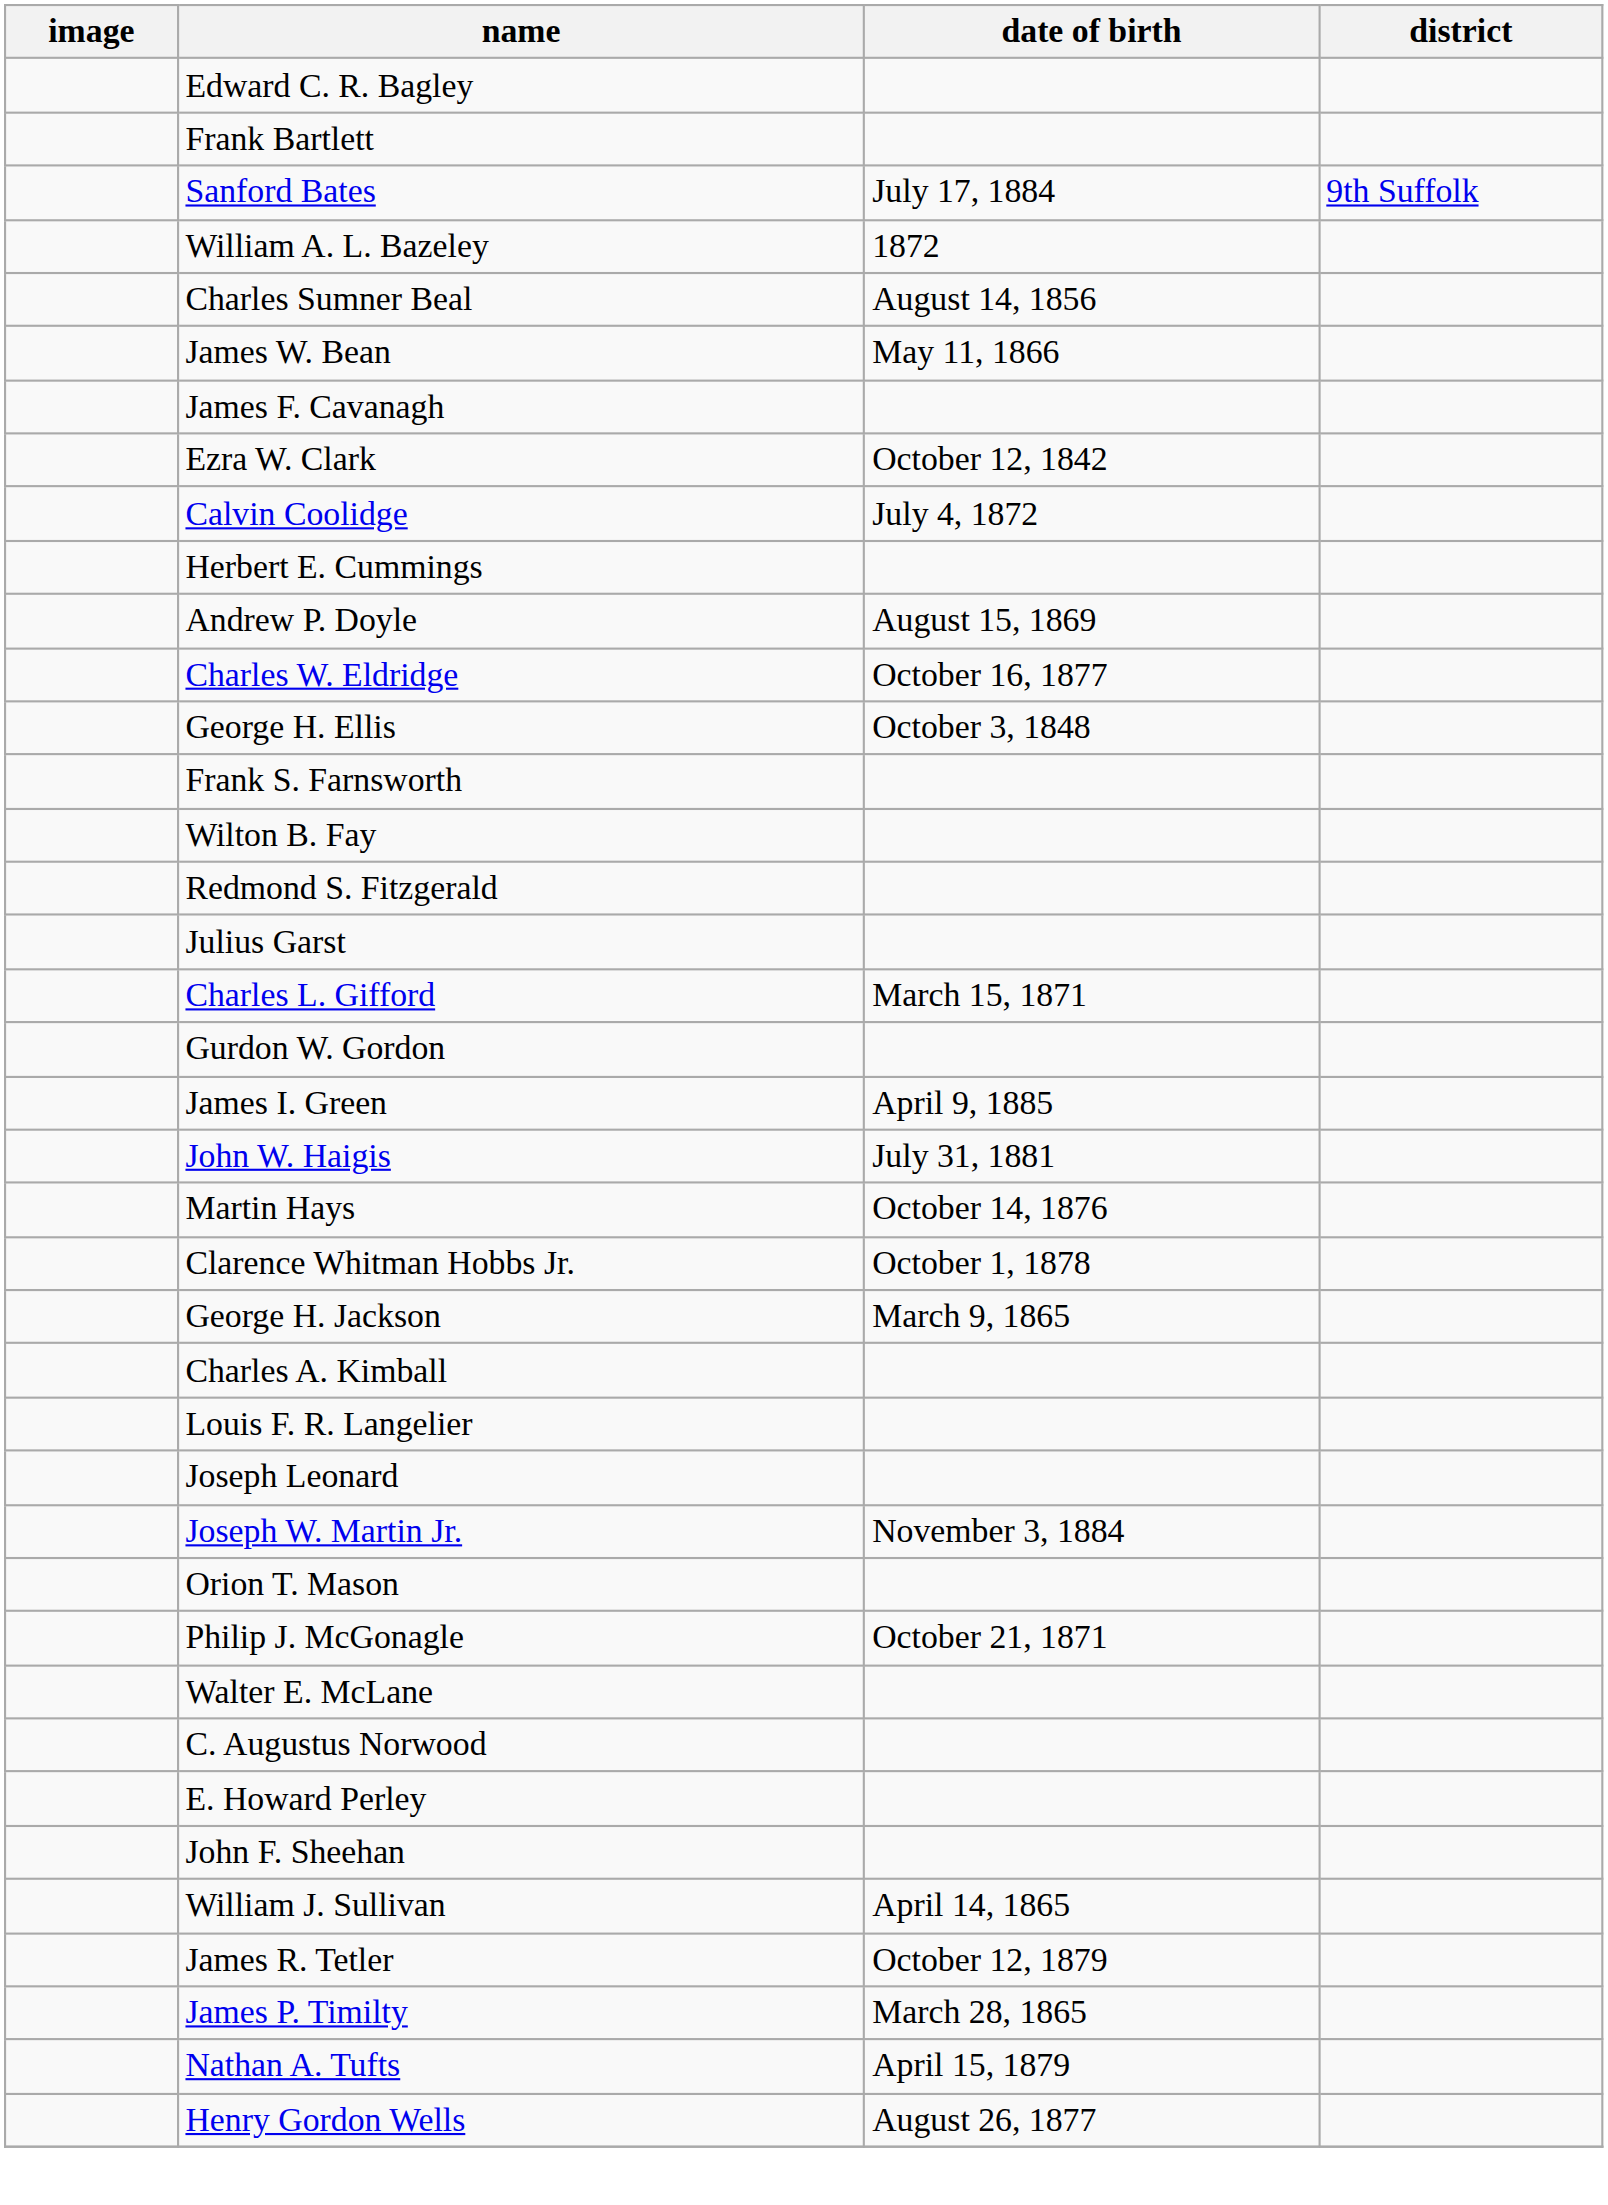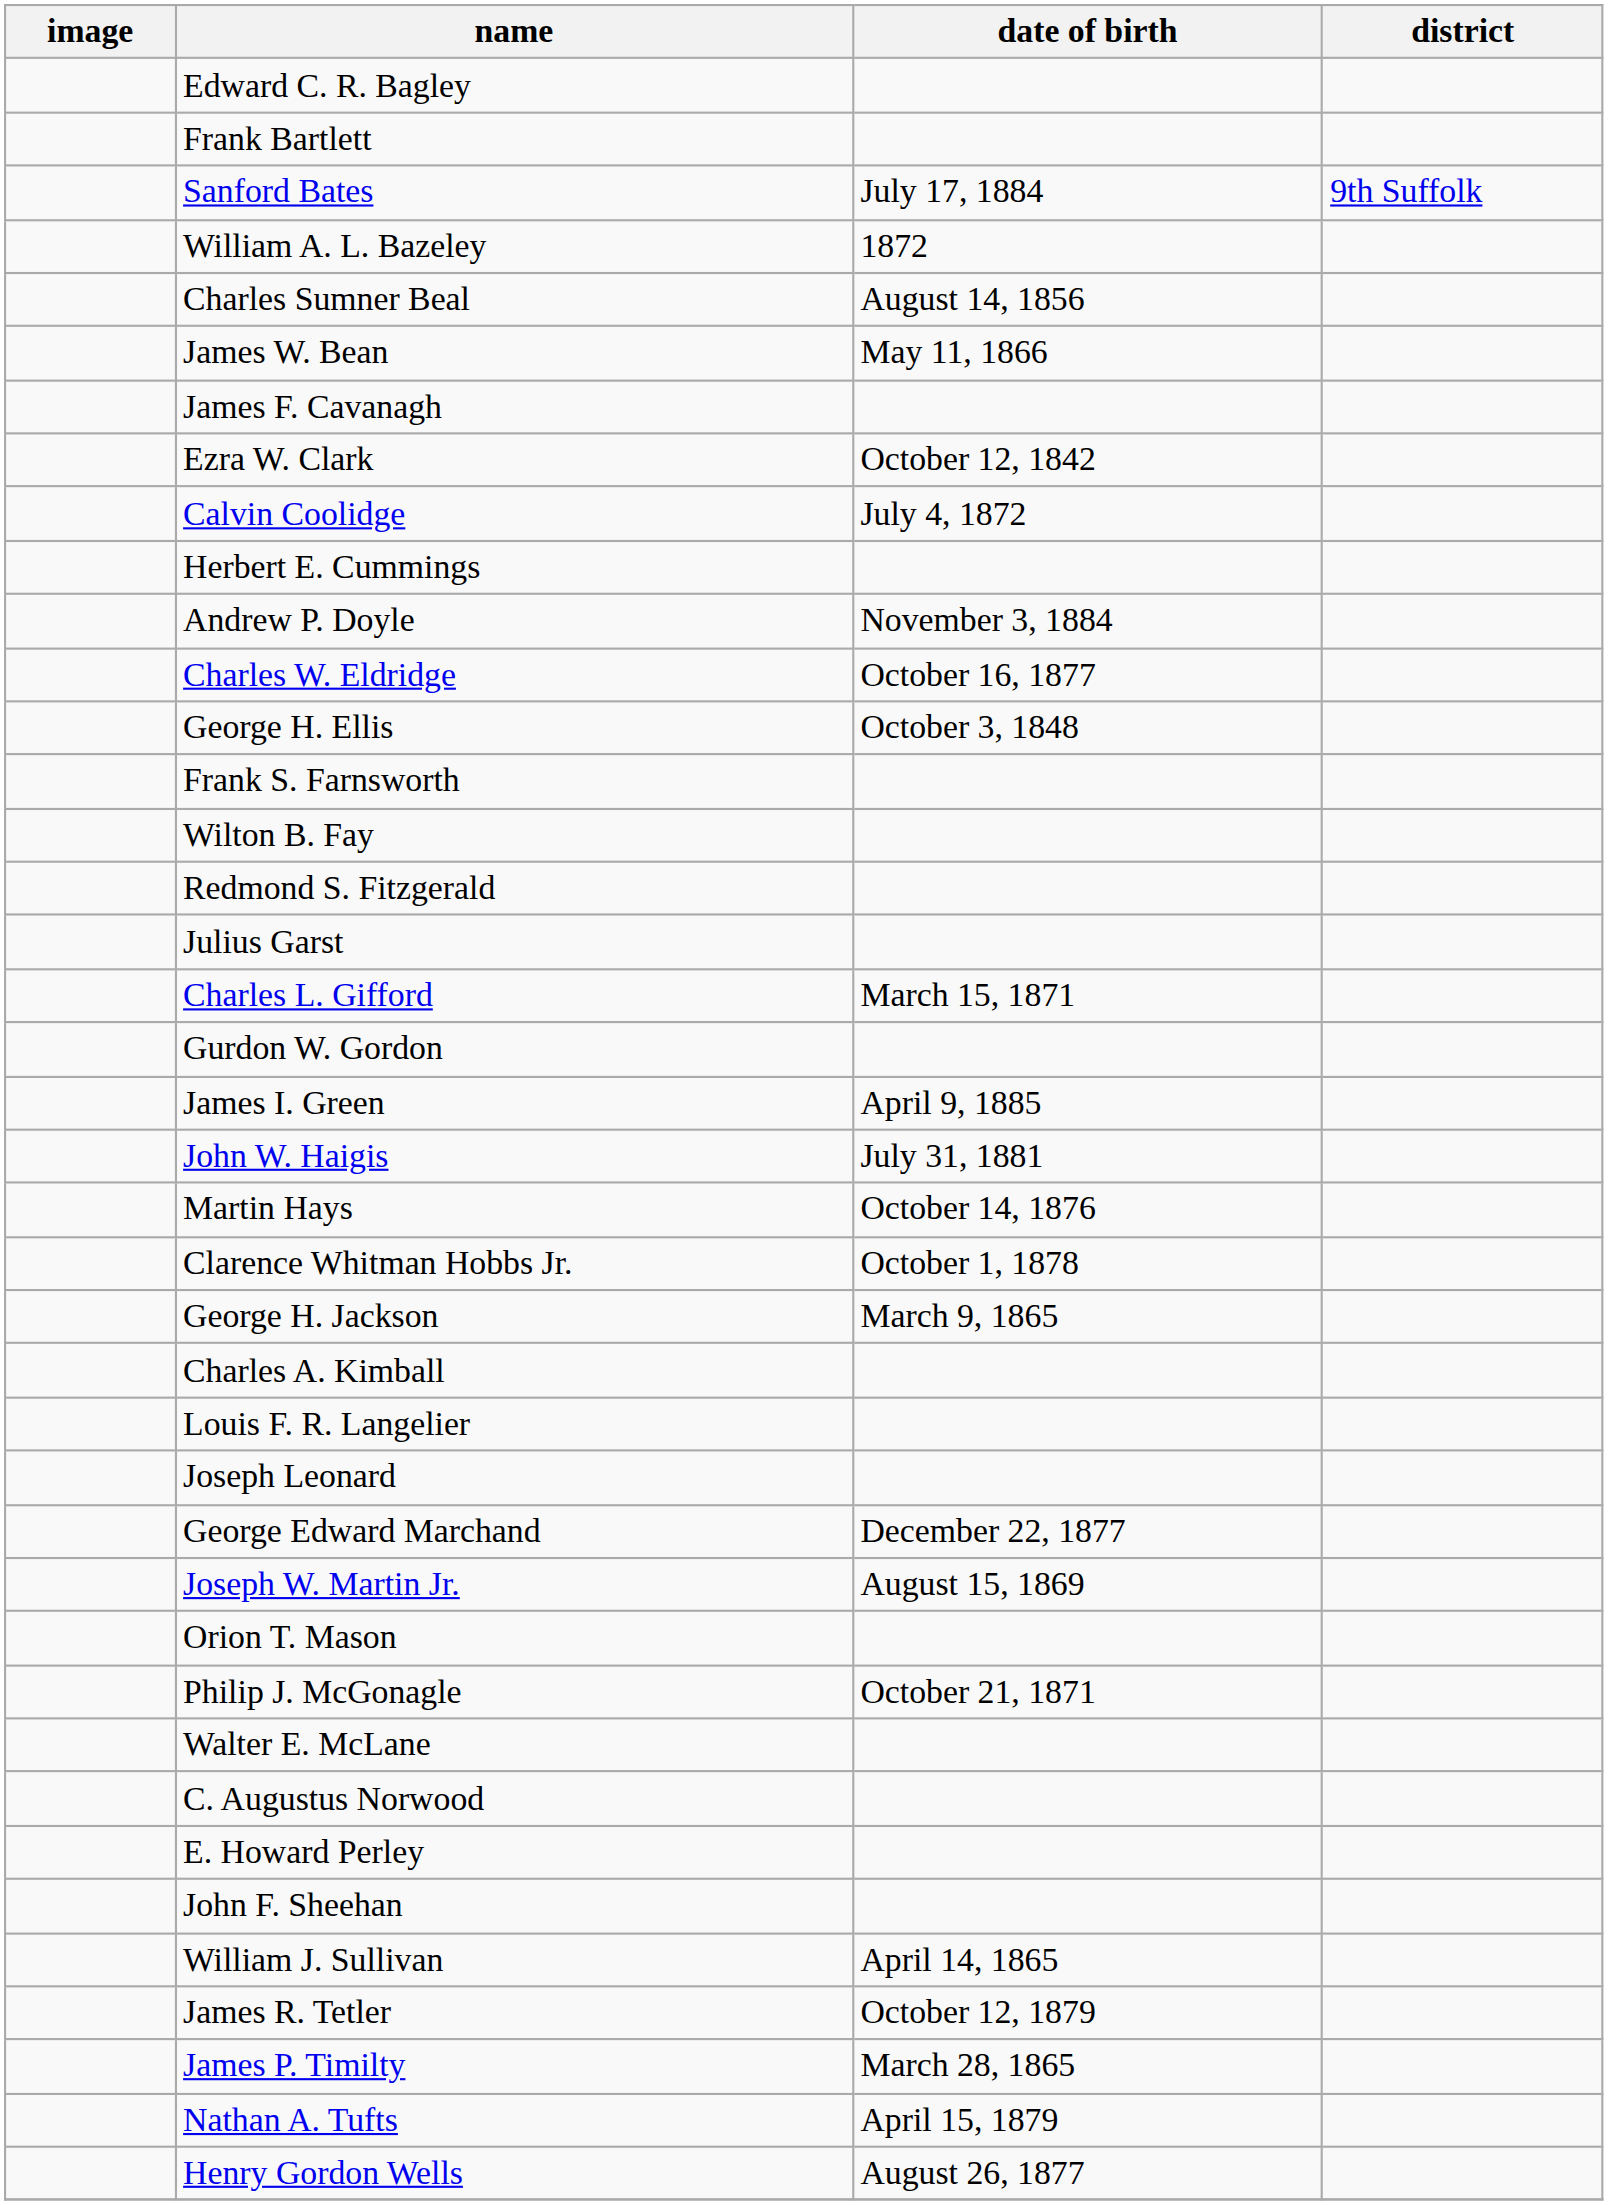(984, 620) August 15, 1869 -> (987, 620) November 3, 1884
+ row: (362, 1530)
(998, 1530) November 3, 1884 -> (973, 1583) August 15, 1869
